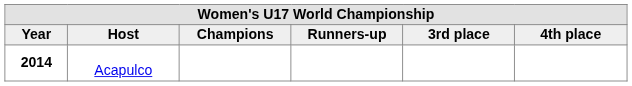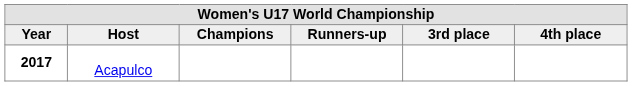(36, 63) 2014 -> (36, 63) 2017
